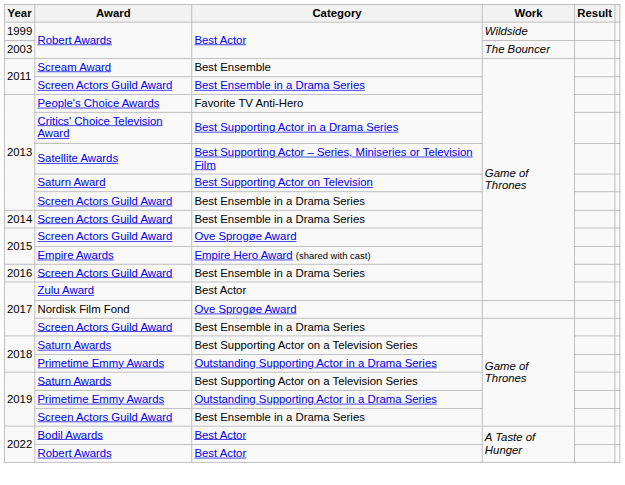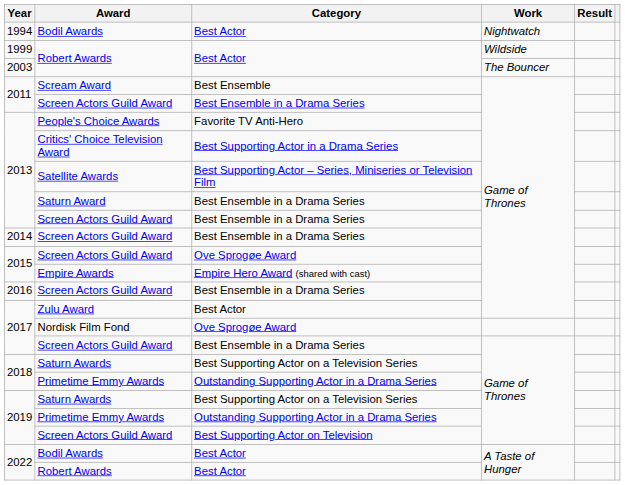+ row: (20, 31)
(284, 183) Best Supporting Actor on Television -> (279, 201) Best Ensemble in a Drama Series
(280, 417) Best Ensemble in a Drama Series -> (283, 435) Best Supporting Actor on Television
